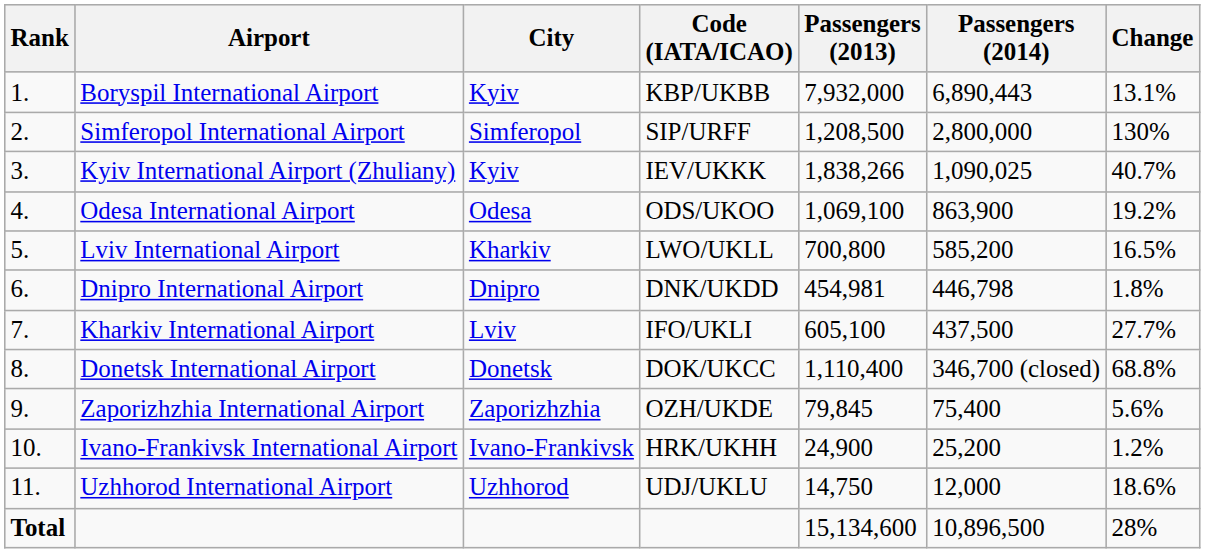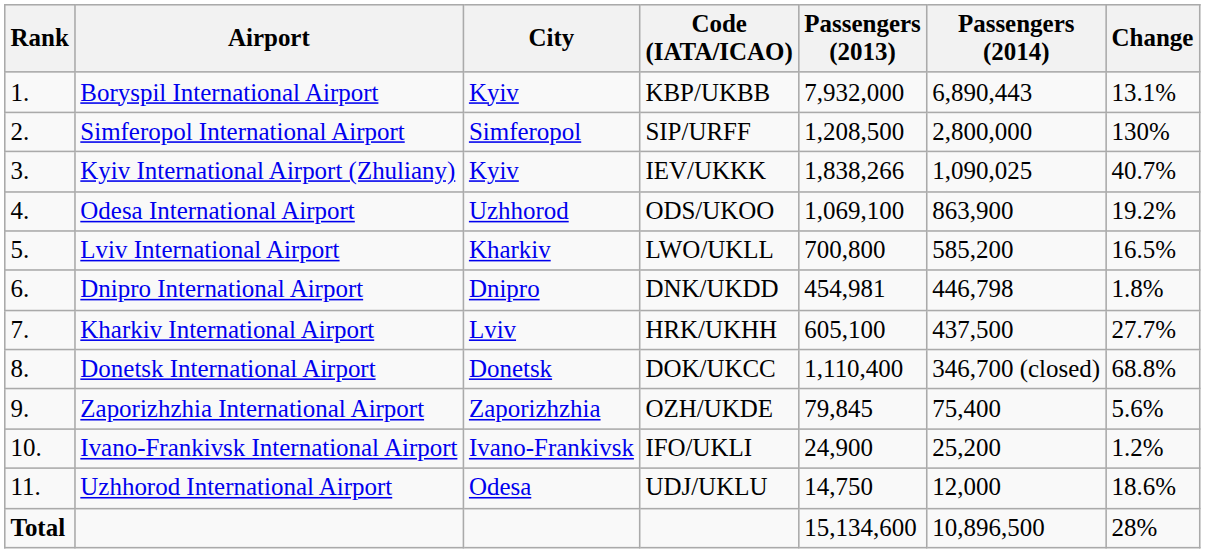(500, 210) Odesa -> (519, 210) Uzhhorod
(699, 329) IFO/UKLI -> (711, 329) HRK/UKHH
(711, 448) HRK/UKHH -> (699, 448) IFO/UKLI
(519, 487) Uzhhorod -> (500, 487) Odesa
